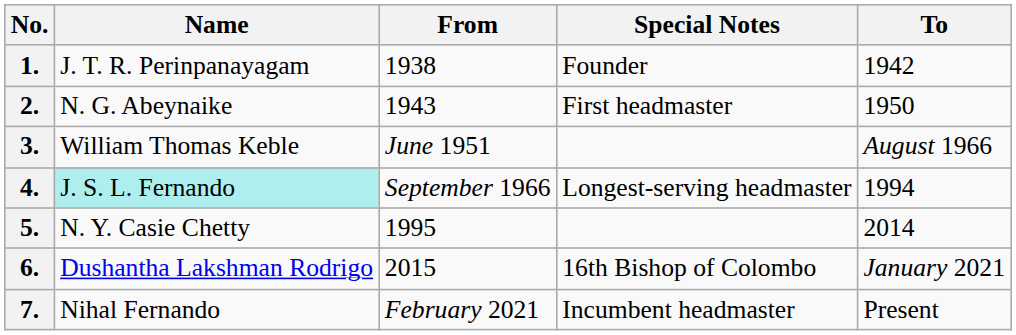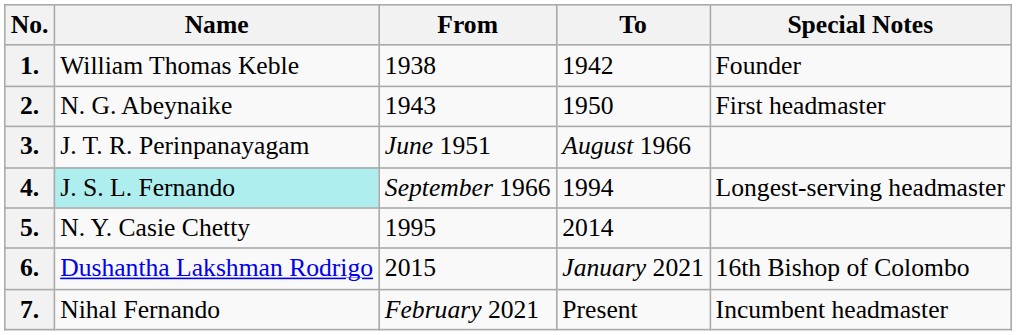columns swapped: (934, 24) <-> (707, 24)
(185, 65) J. T. R. Perinpanayagam -> (180, 65) William Thomas Keble
(180, 146) William Thomas Keble -> (185, 146) J. T. R. Perinpanayagam
